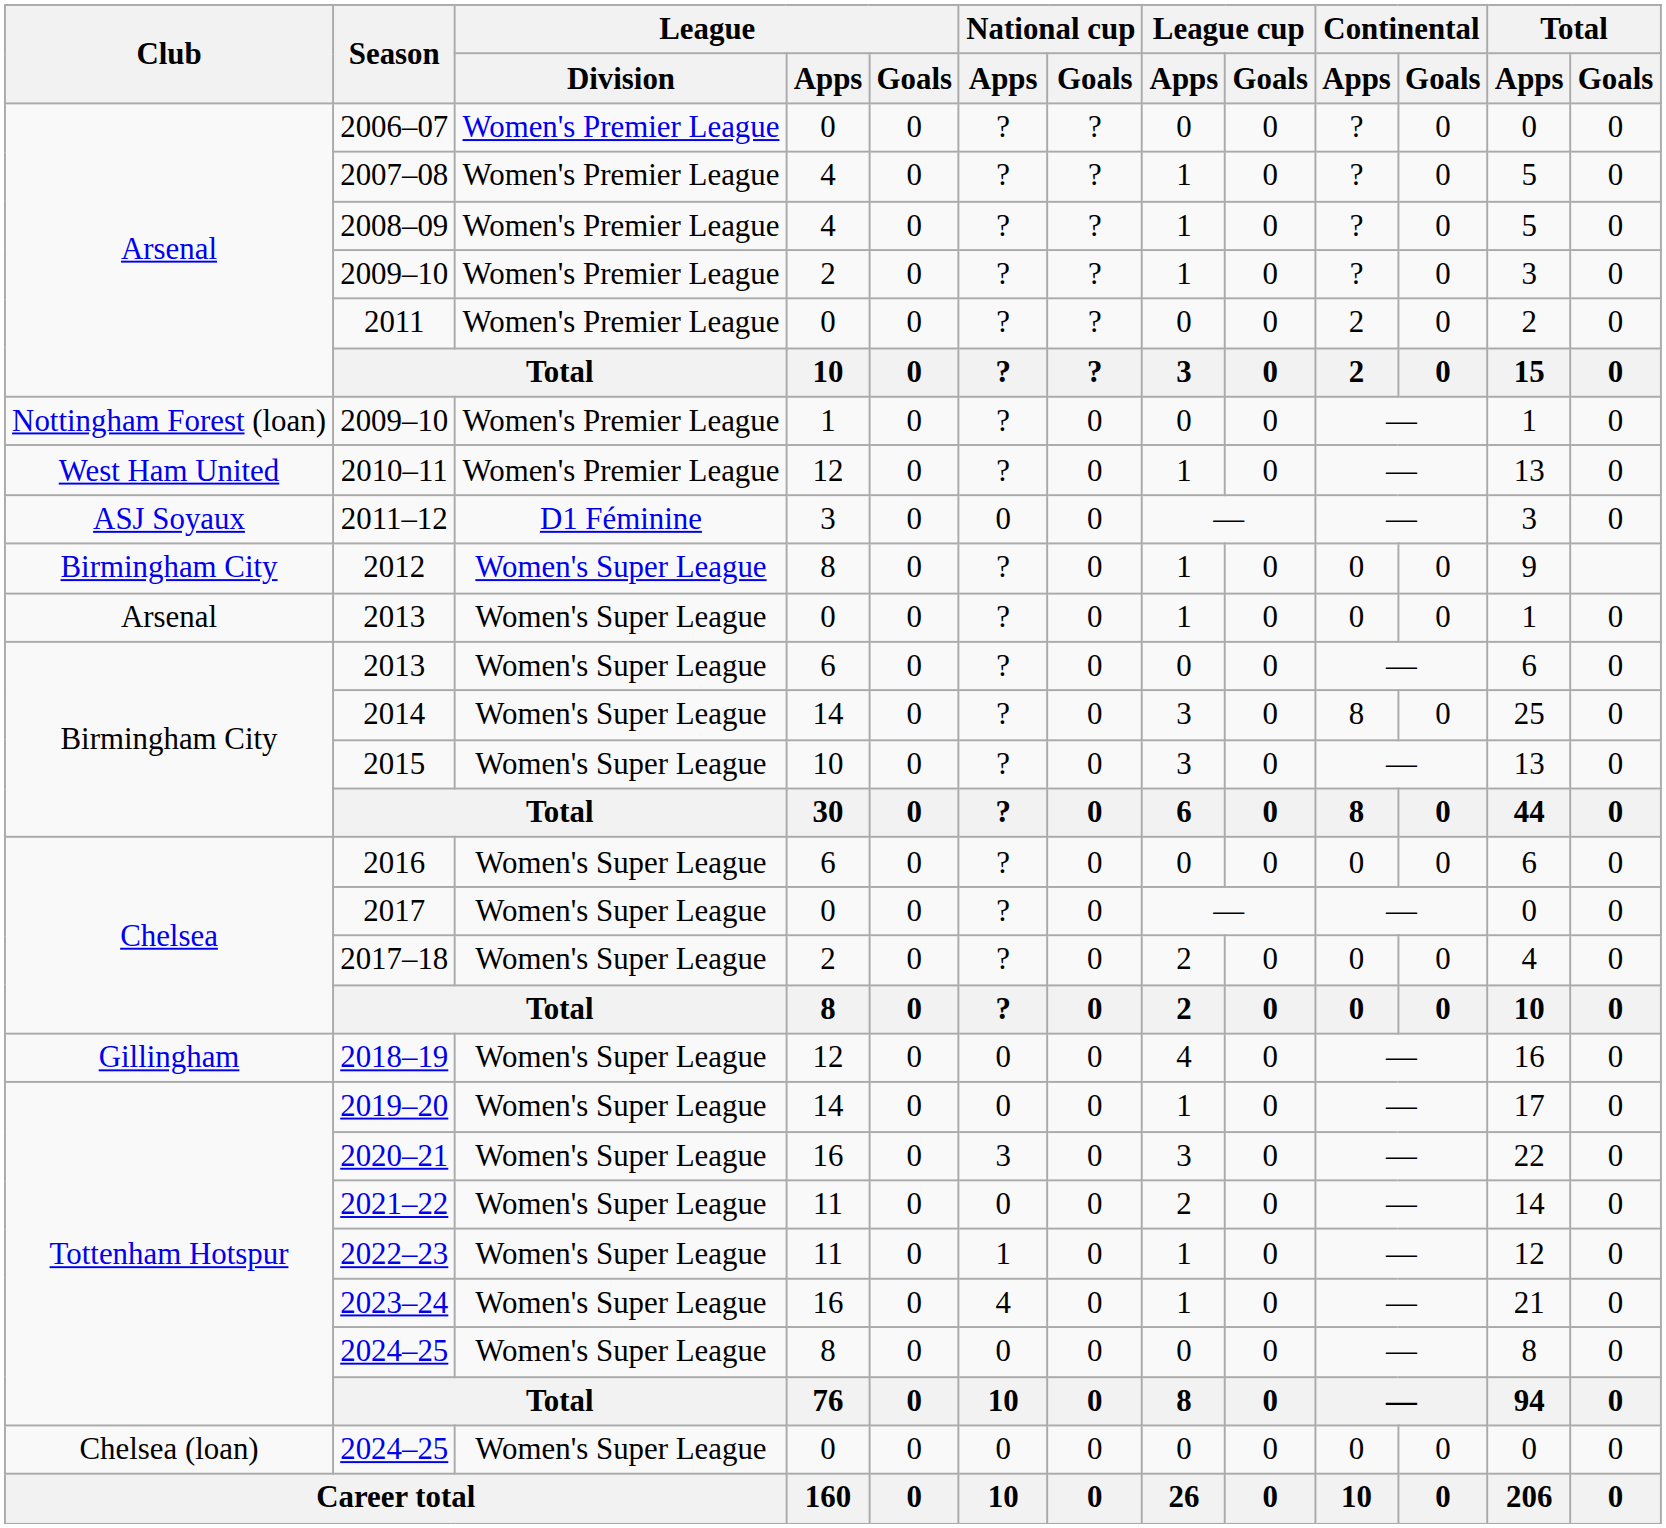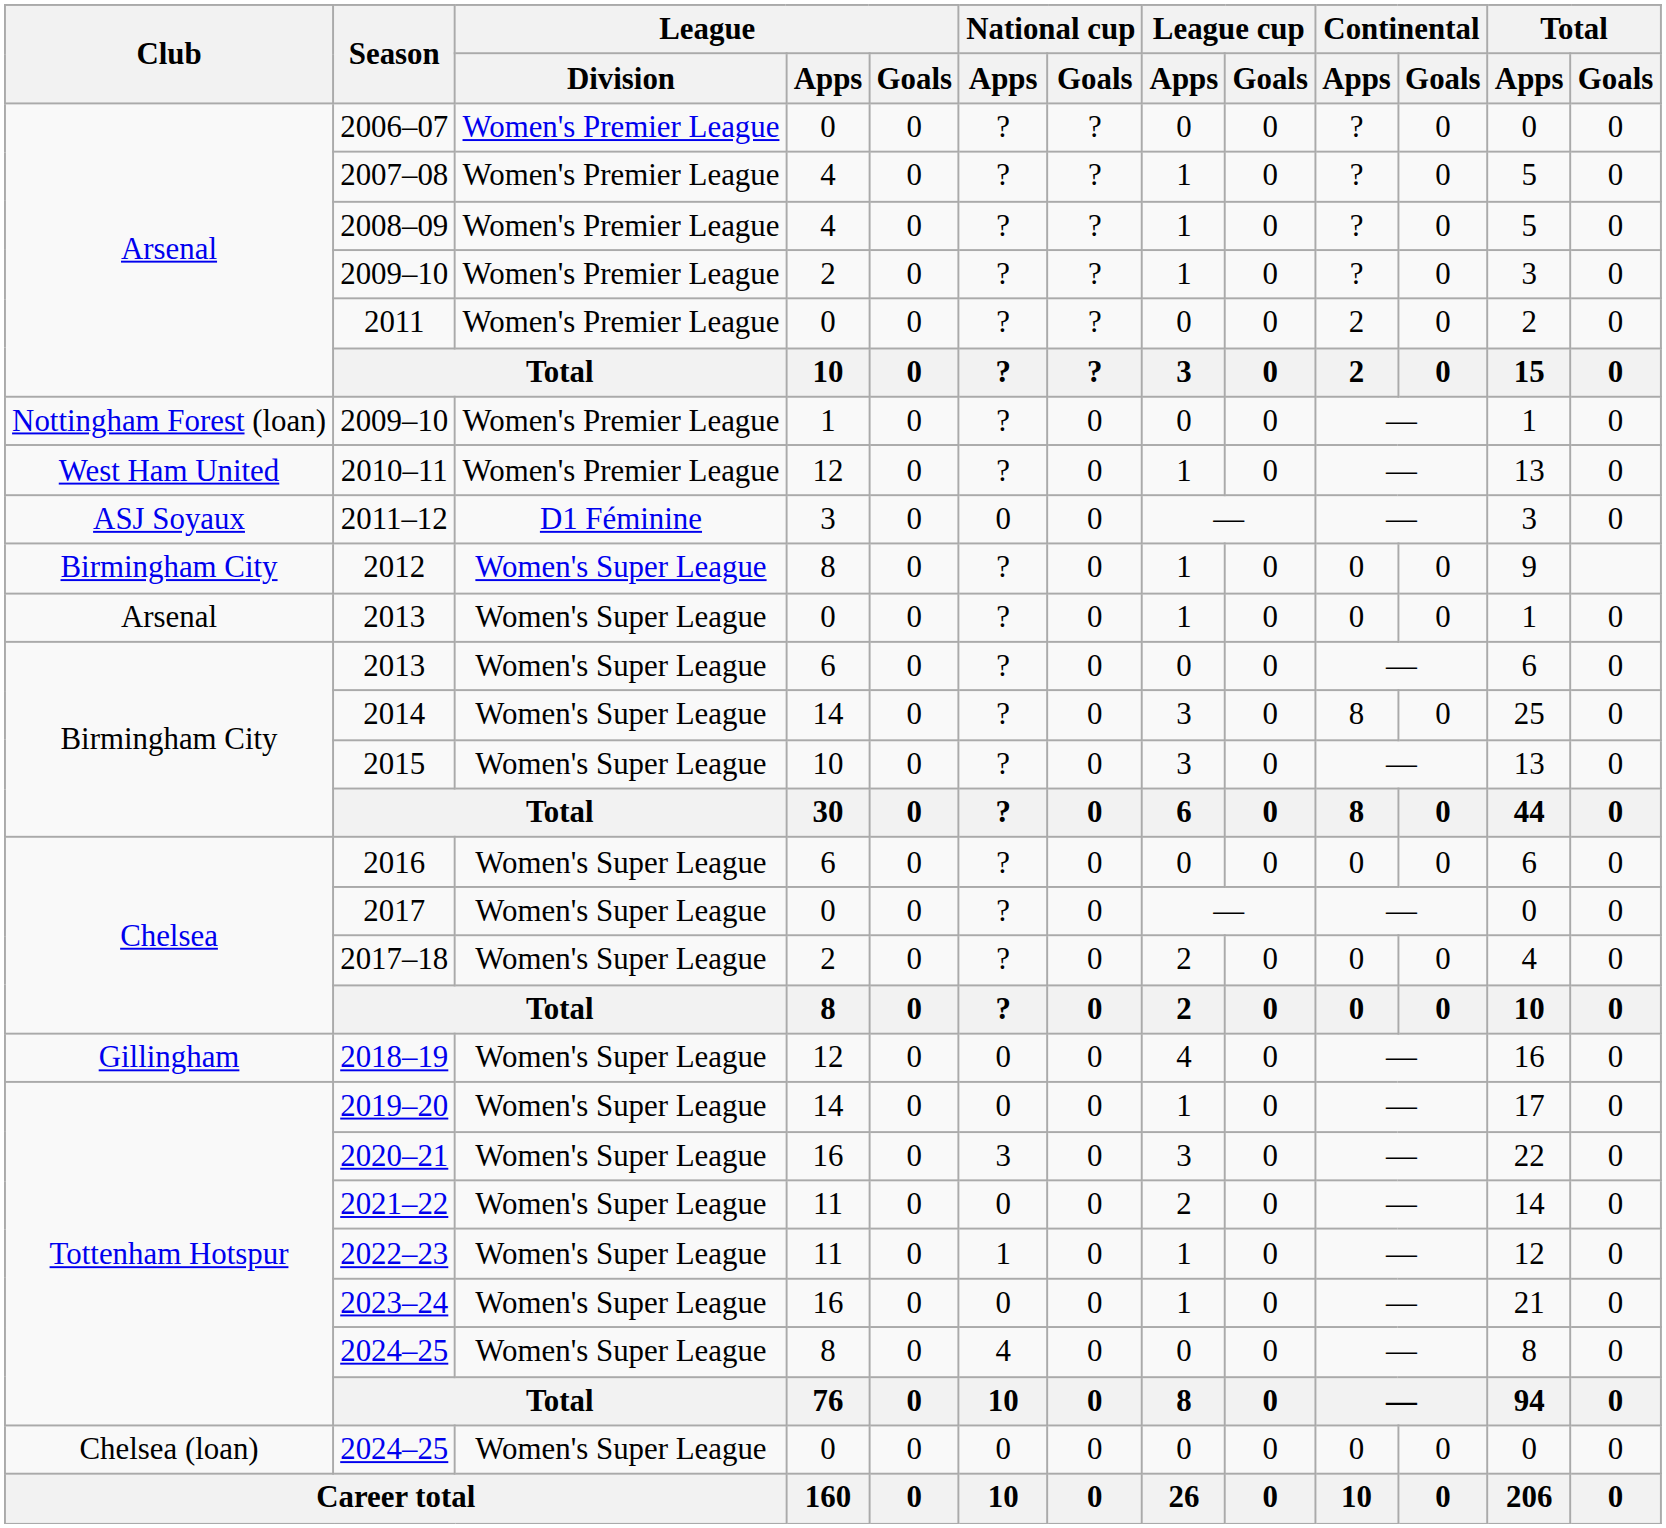(1003, 1302) 4 -> (1003, 1302) 0
(1003, 1351) 0 -> (1003, 1351) 4
